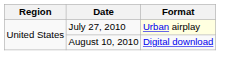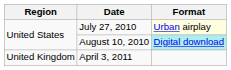(178, 42) no background -> (189, 42) paleturquoise background
+ row: (106, 57)
